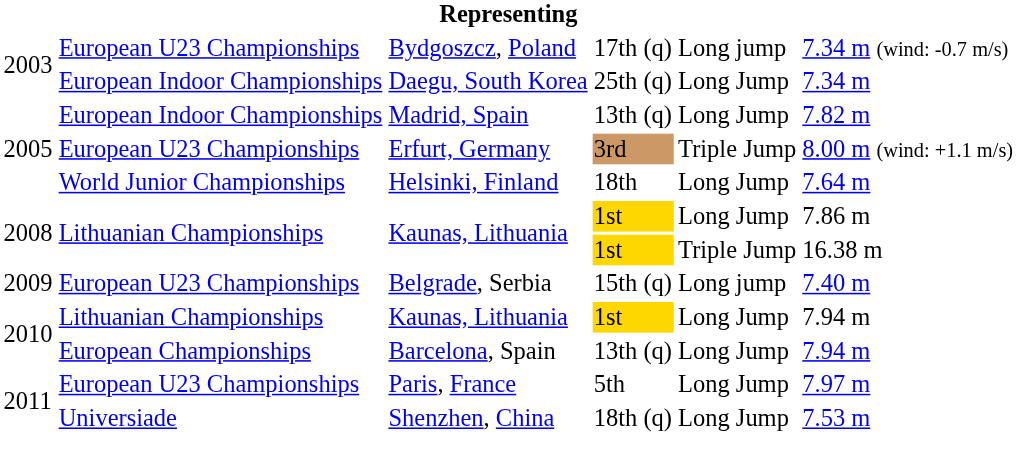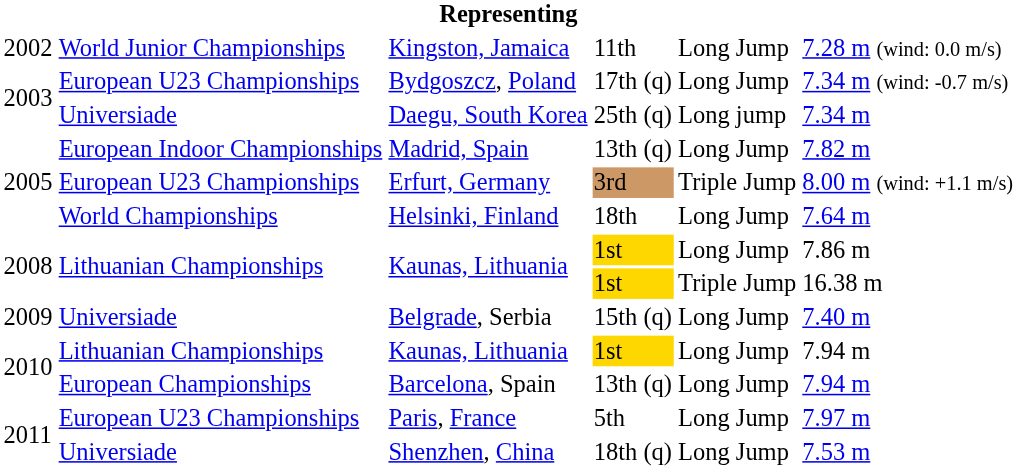+ row: (28, 47)
(732, 47) Long jump -> (733, 81) Long Jump
(220, 81) European Indoor Championships -> (118, 115) Universiade
(733, 81) Long Jump -> (732, 115) Long jump
(202, 182) World Junior Championships -> (168, 216) World Championships
(209, 283) European U23 Championships -> (118, 317) Universiade
(732, 283) Long jump -> (733, 317) Long Jump
